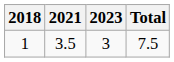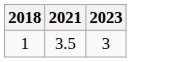- column: (148, 17)
